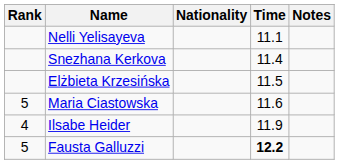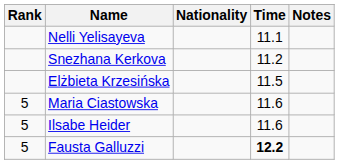(270, 59) 11.4 -> (270, 59) 11.2
(25, 125) 4 -> (25, 125) 5
(270, 125) 11.9 -> (270, 125) 11.6
